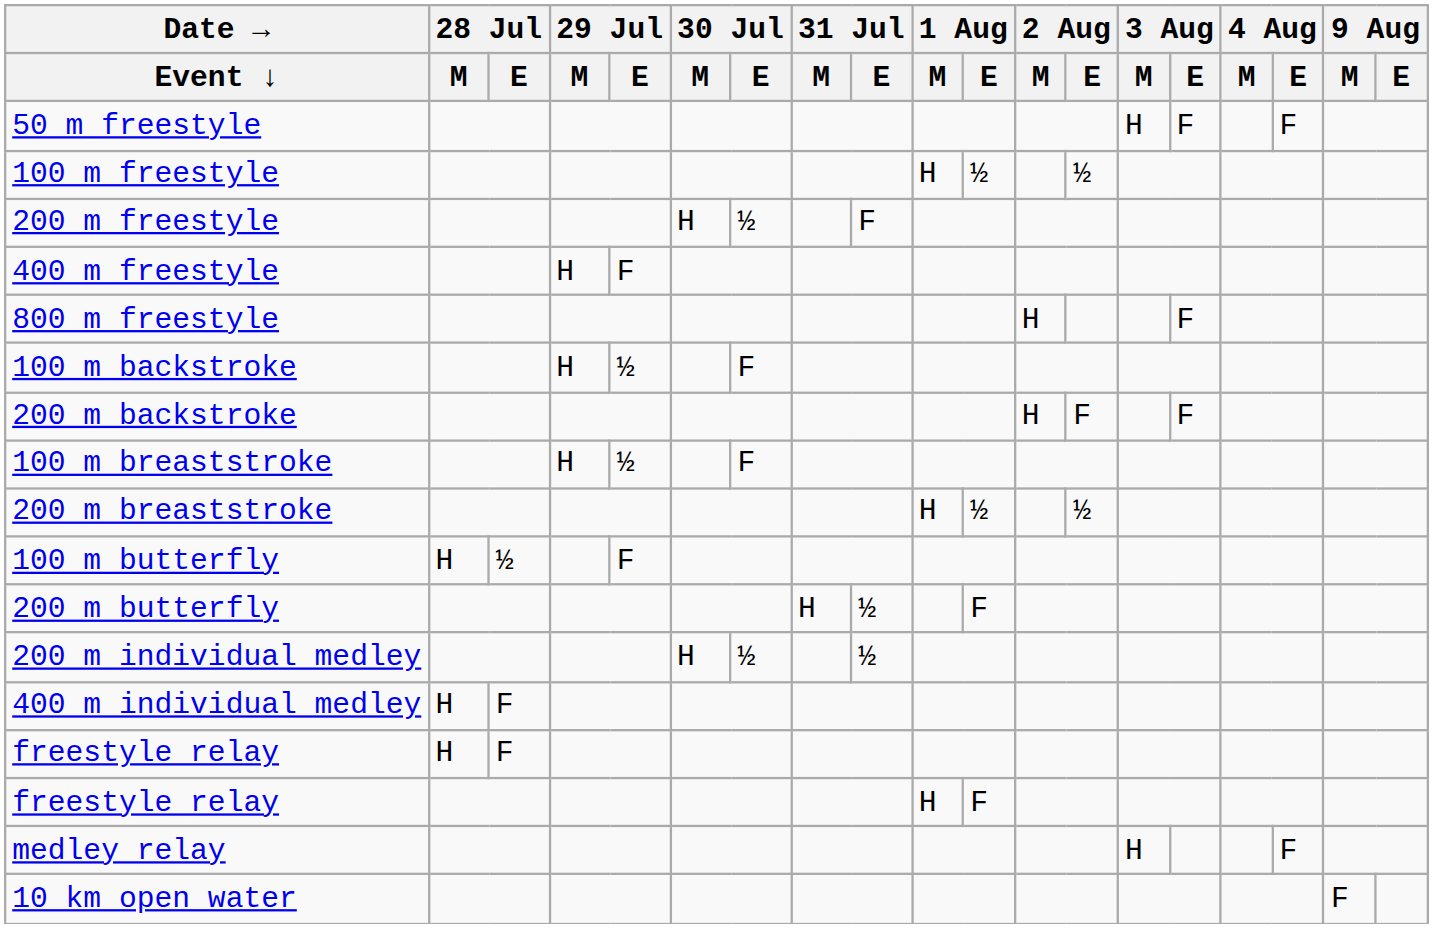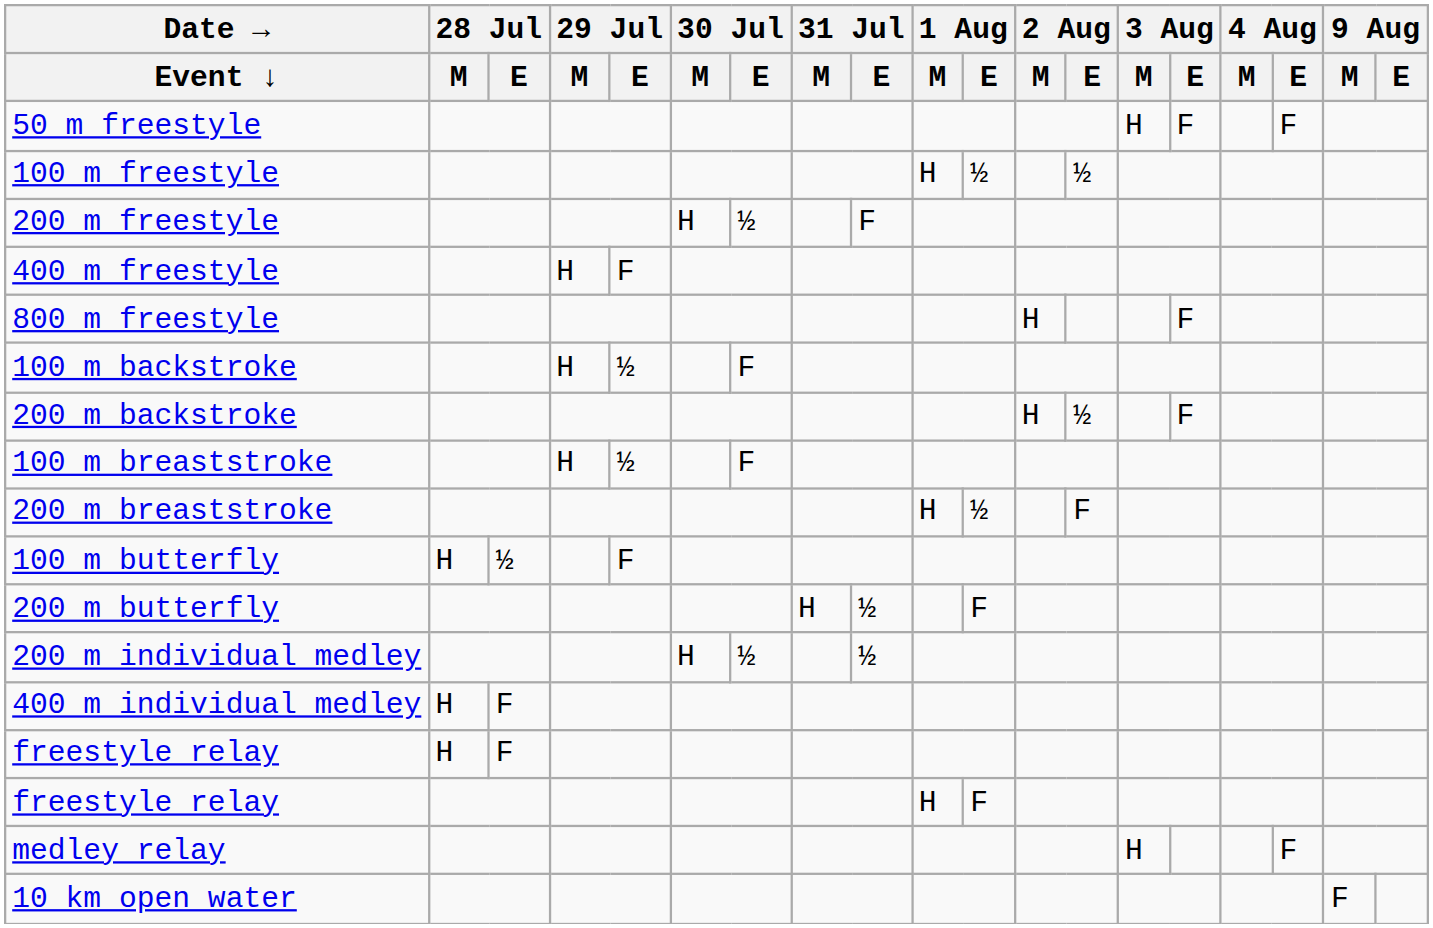(1082, 416) F -> (1082, 416) ½
(1082, 512) ½ -> (1082, 512) F
